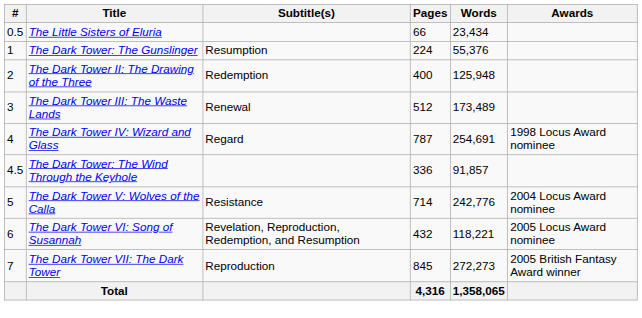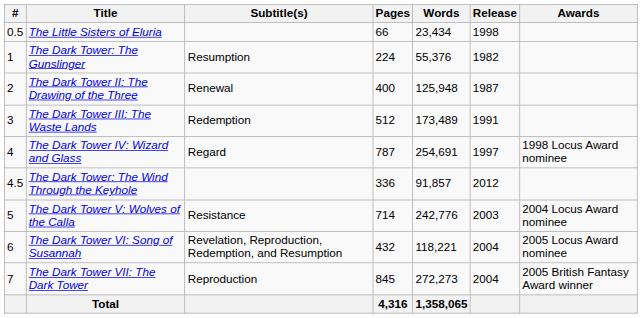+ column: (495, 13)
(237, 75) Redemption -> (210, 89) Renewal
(228, 107) Renewal -> (219, 120) Redemption
